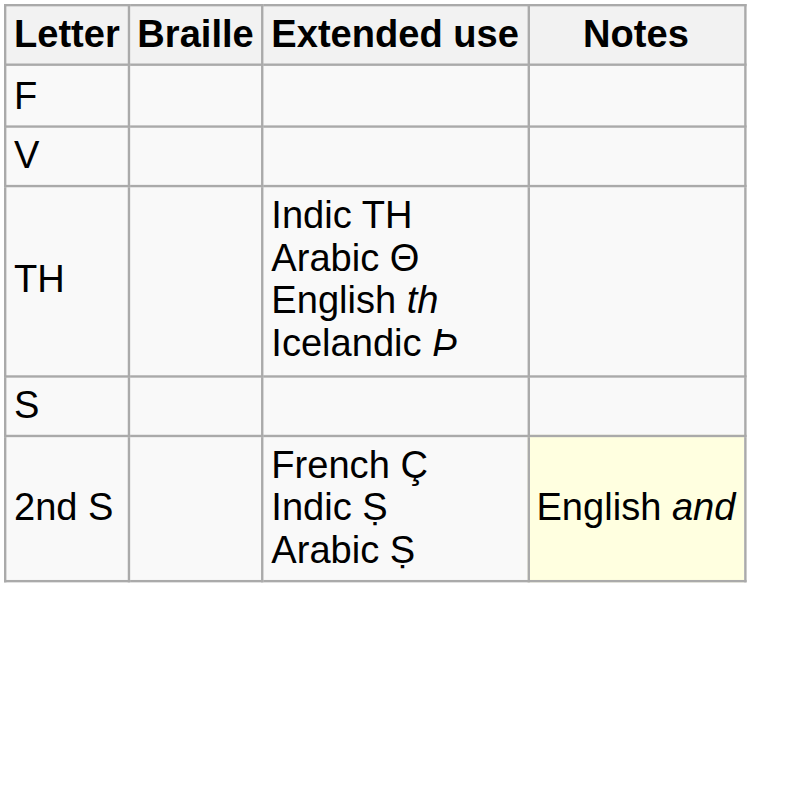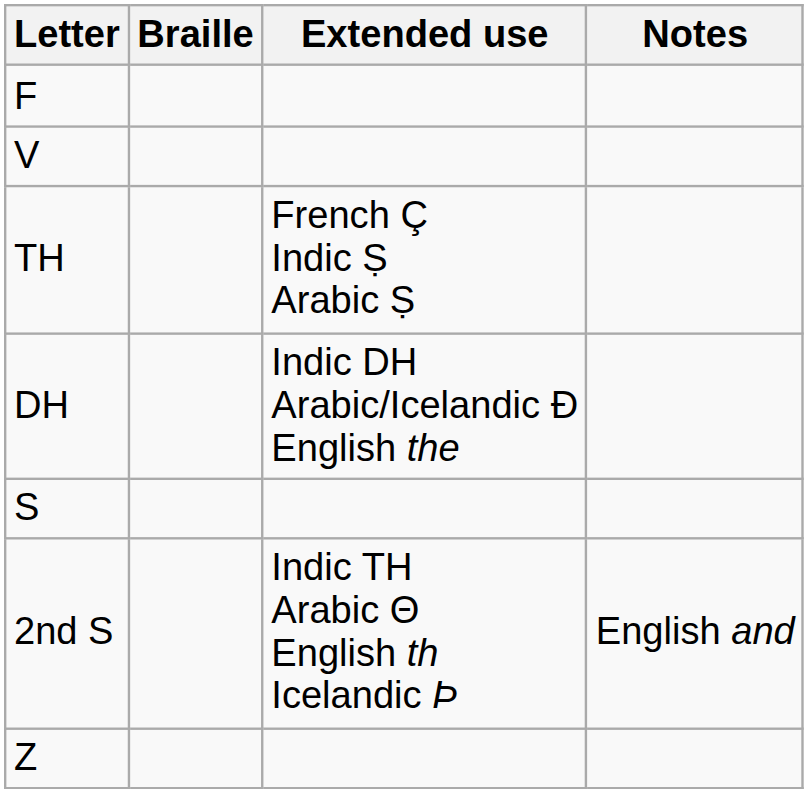(364, 280) Indic TH Arabic Θ English th Icelandic Þ -> (350, 258) French Ç Indic Ṣ Arabic Ṣ
+ row: (41, 404)
(350, 508) French Ç Indic Ṣ Arabic Ṣ -> (364, 632) Indic TH Arabic Θ English th Icelandic Þ
(636, 508) lightyellow background -> (695, 632) no background
+ row: (26, 757)
